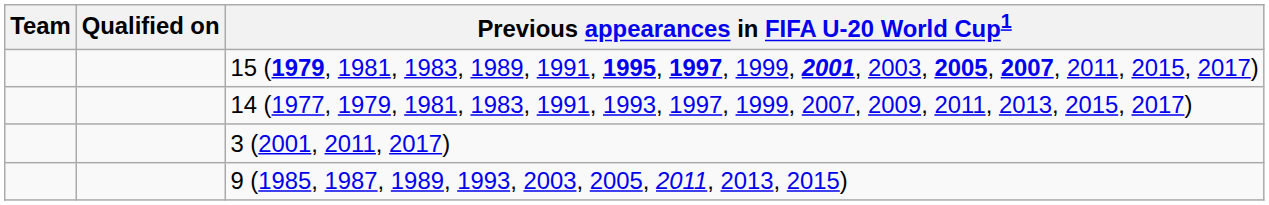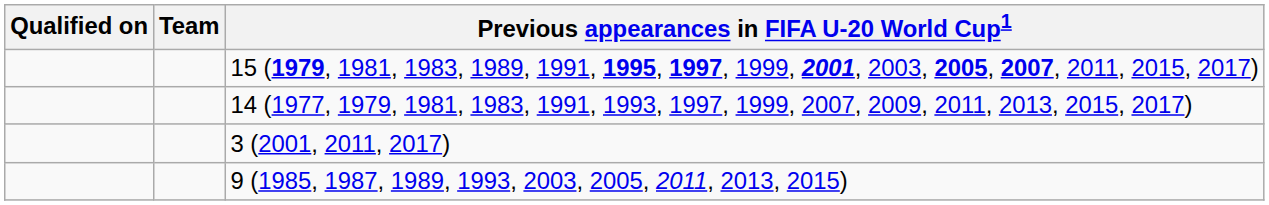columns swapped: (40, 26) <-> (151, 26)
